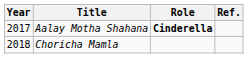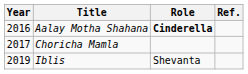(19, 29) 2017 -> (19, 29) 2016
(19, 45) 2018 -> (19, 45) 2017
+ row: (50, 61)
